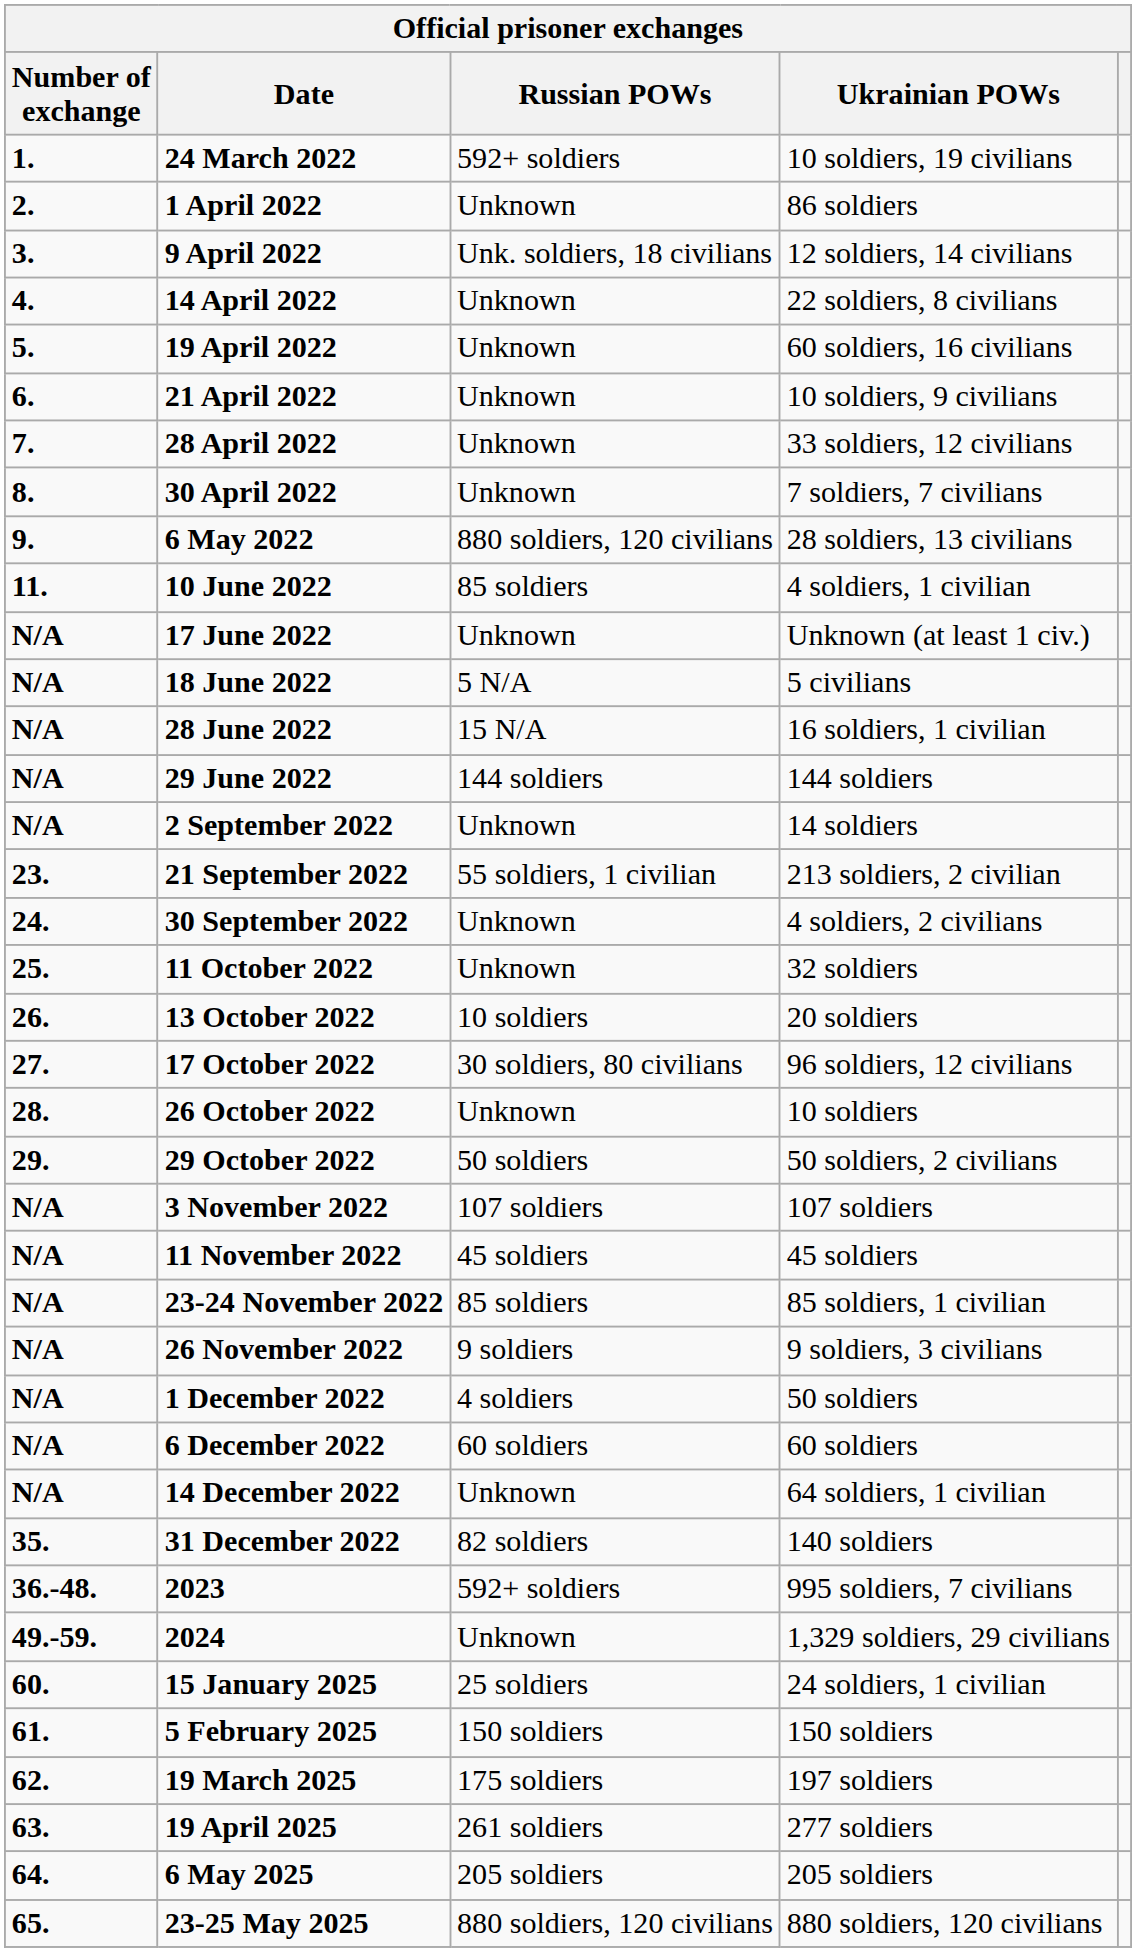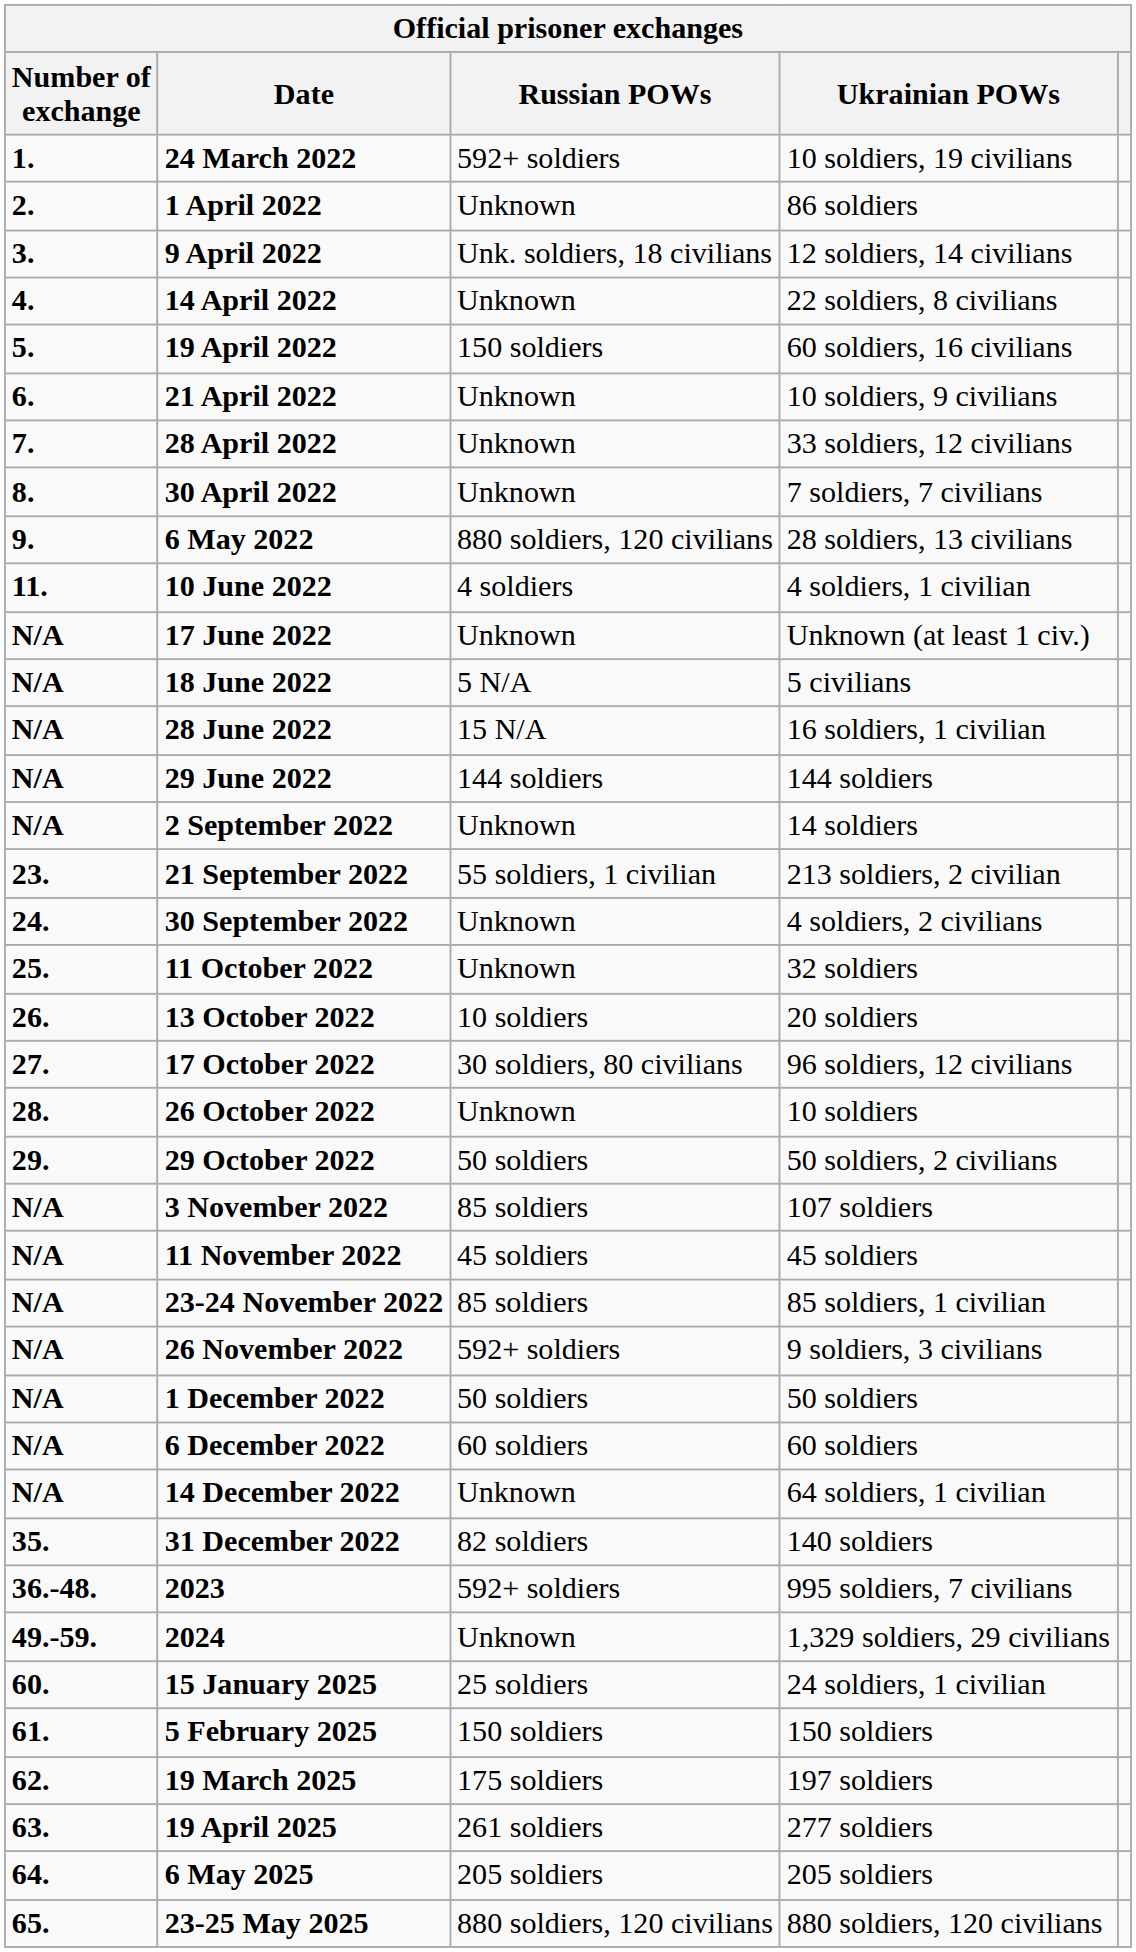(516, 348) Unknown -> (530, 348) 150 soldiers
(523, 586) 85 soldiers -> (515, 586) 4 soldiers
(530, 1207) 107 soldiers -> (523, 1207) 85 soldiers
(515, 1350) 9 soldiers -> (539, 1350) 592+ soldiers
(515, 1397) 4 soldiers -> (523, 1397) 50 soldiers
